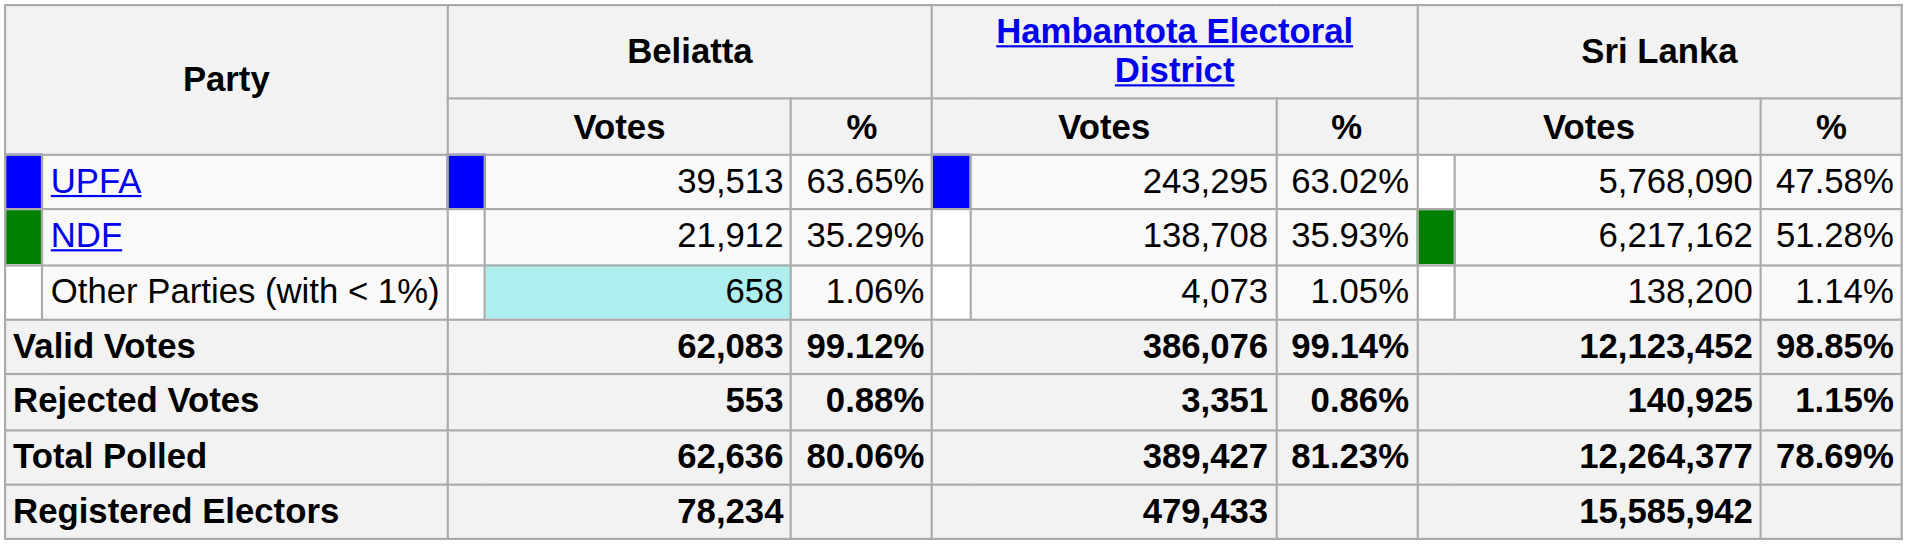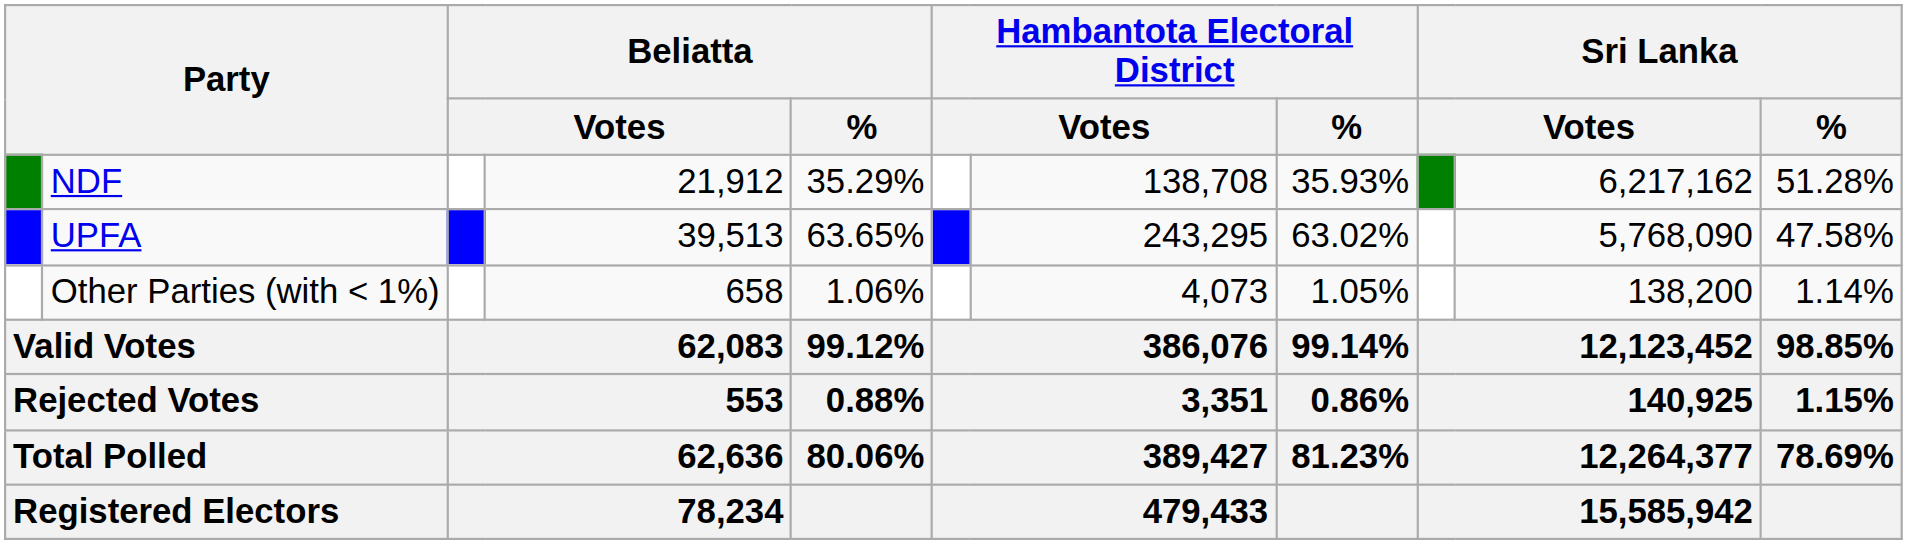rows swapped: (96, 181) <-> (86, 236)
(754, 291) paleturquoise background -> (754, 291) no background
